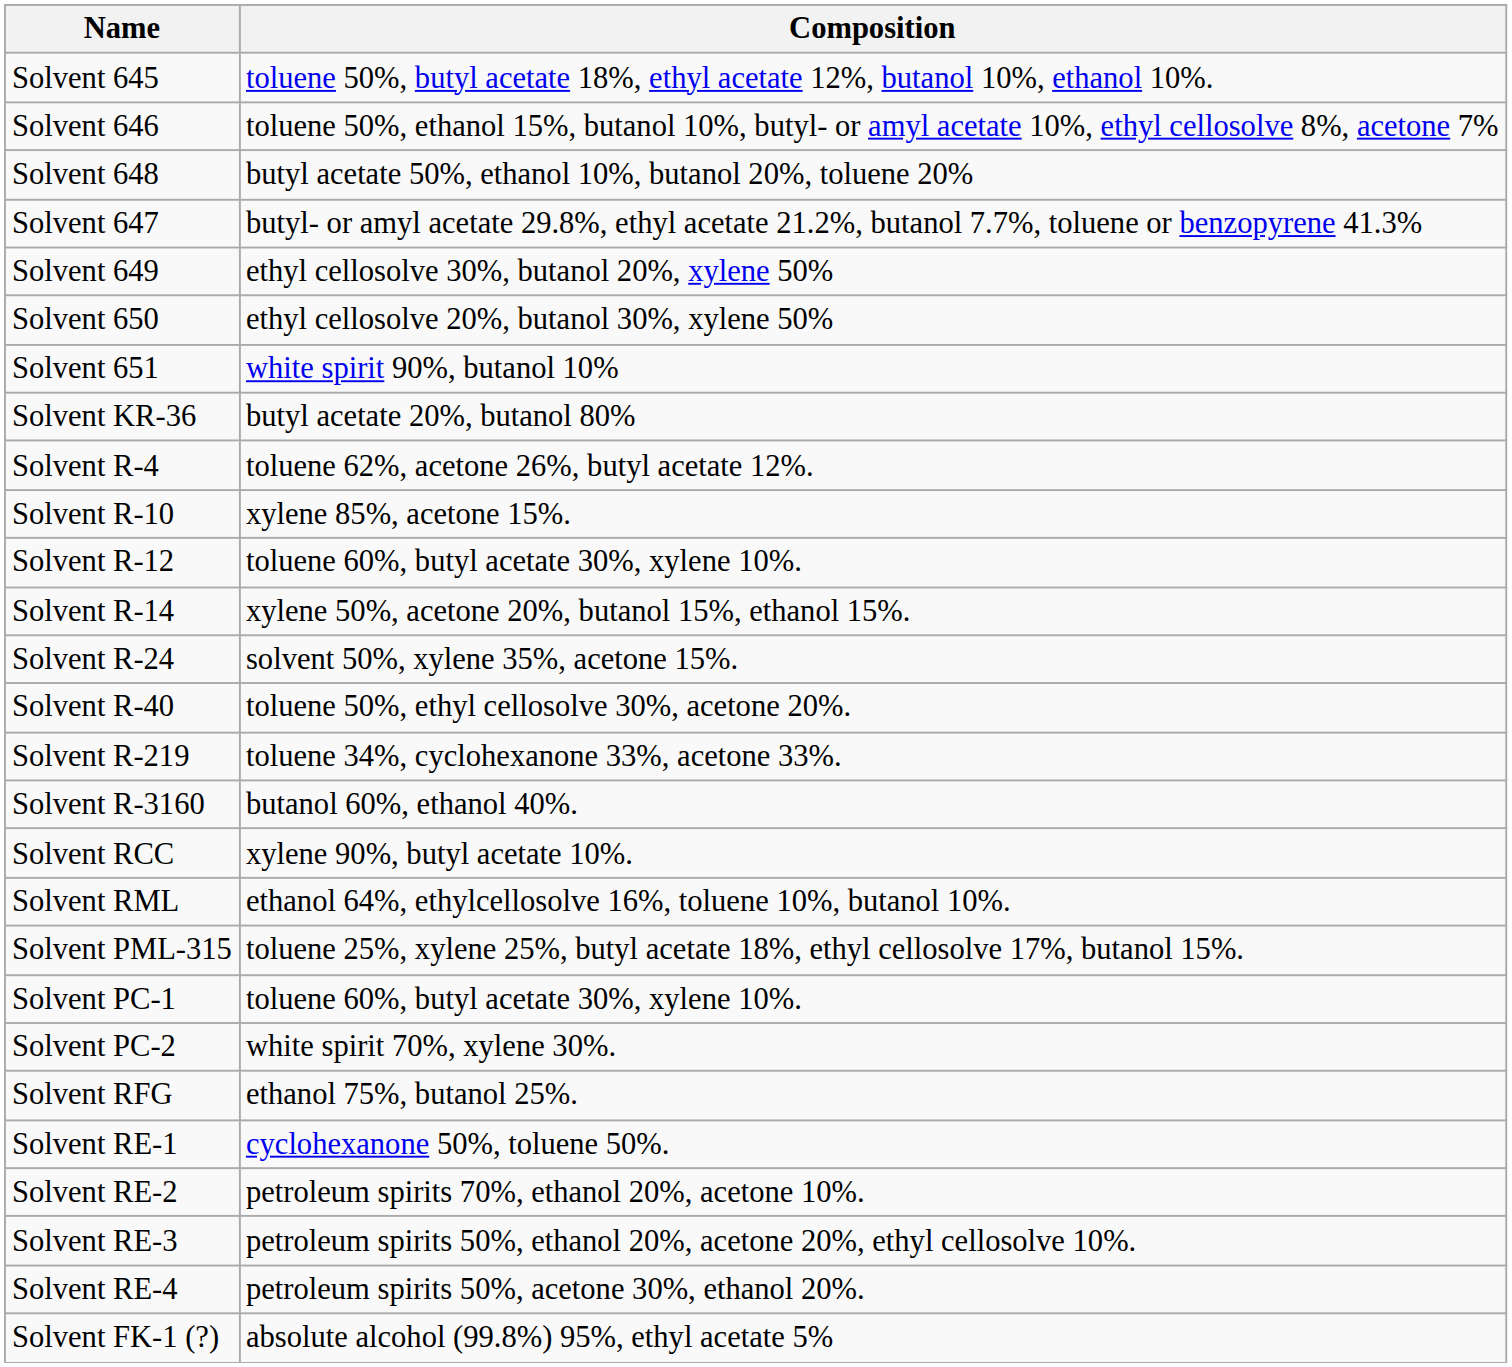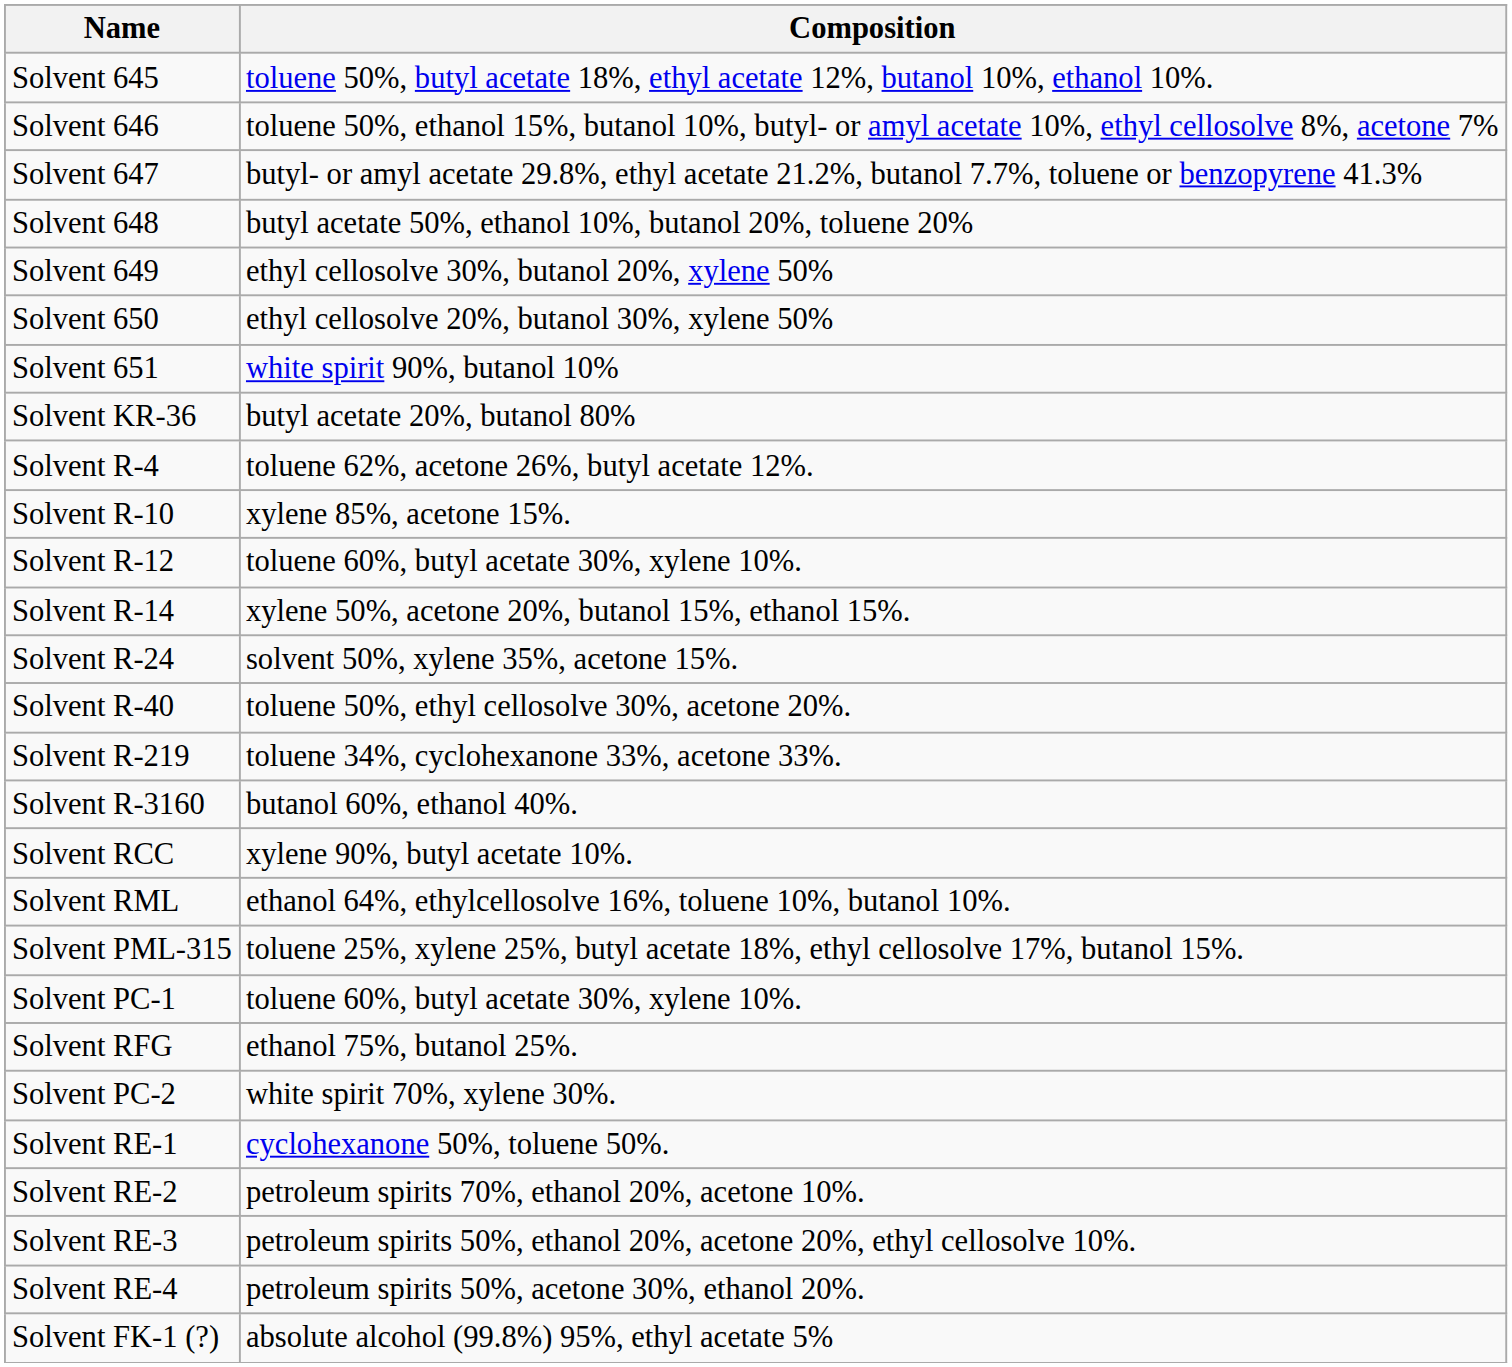rows swapped: (85, 222) <-> (85, 174)
rows swapped: (94, 1046) <-> (92, 1094)
